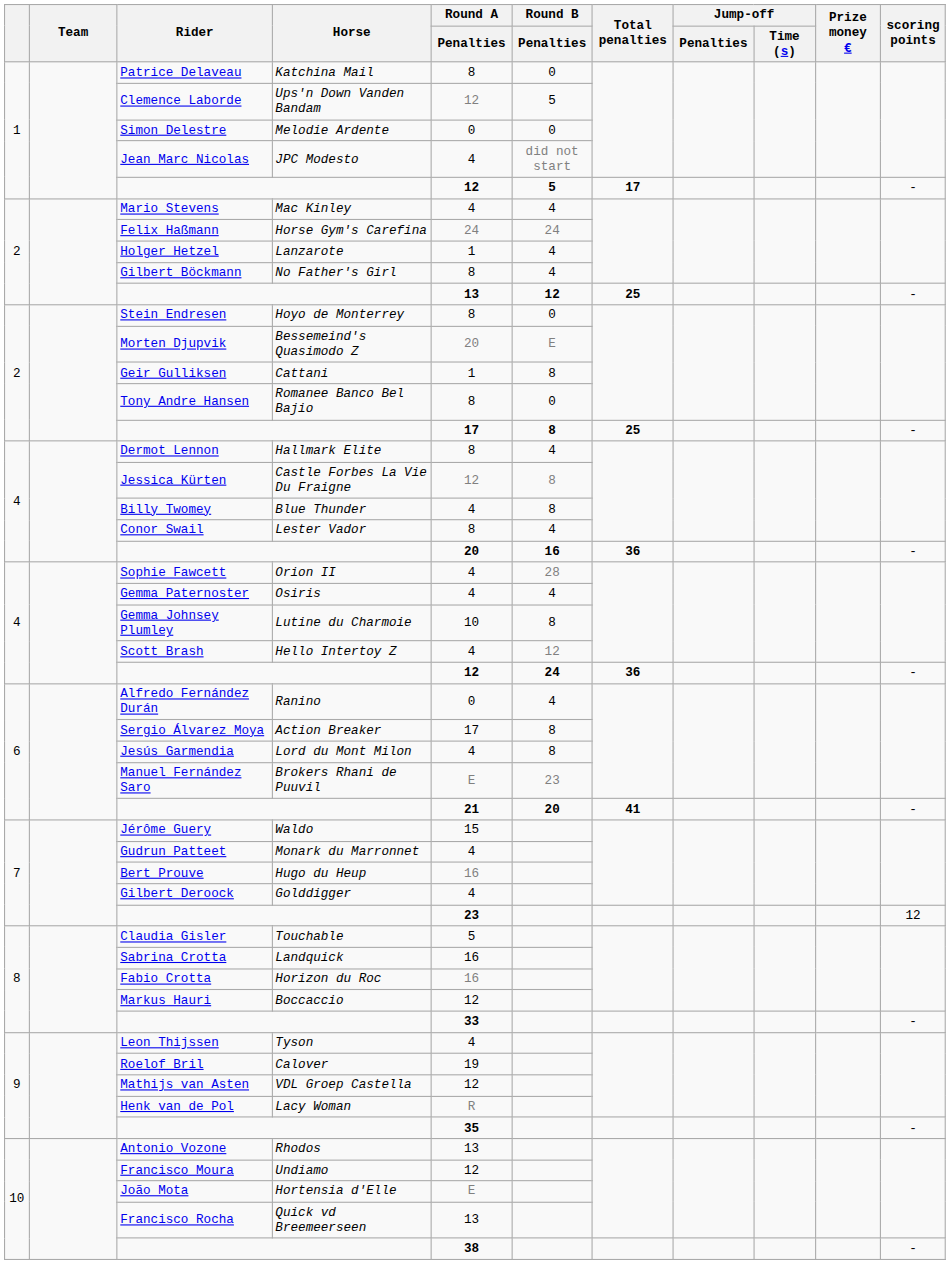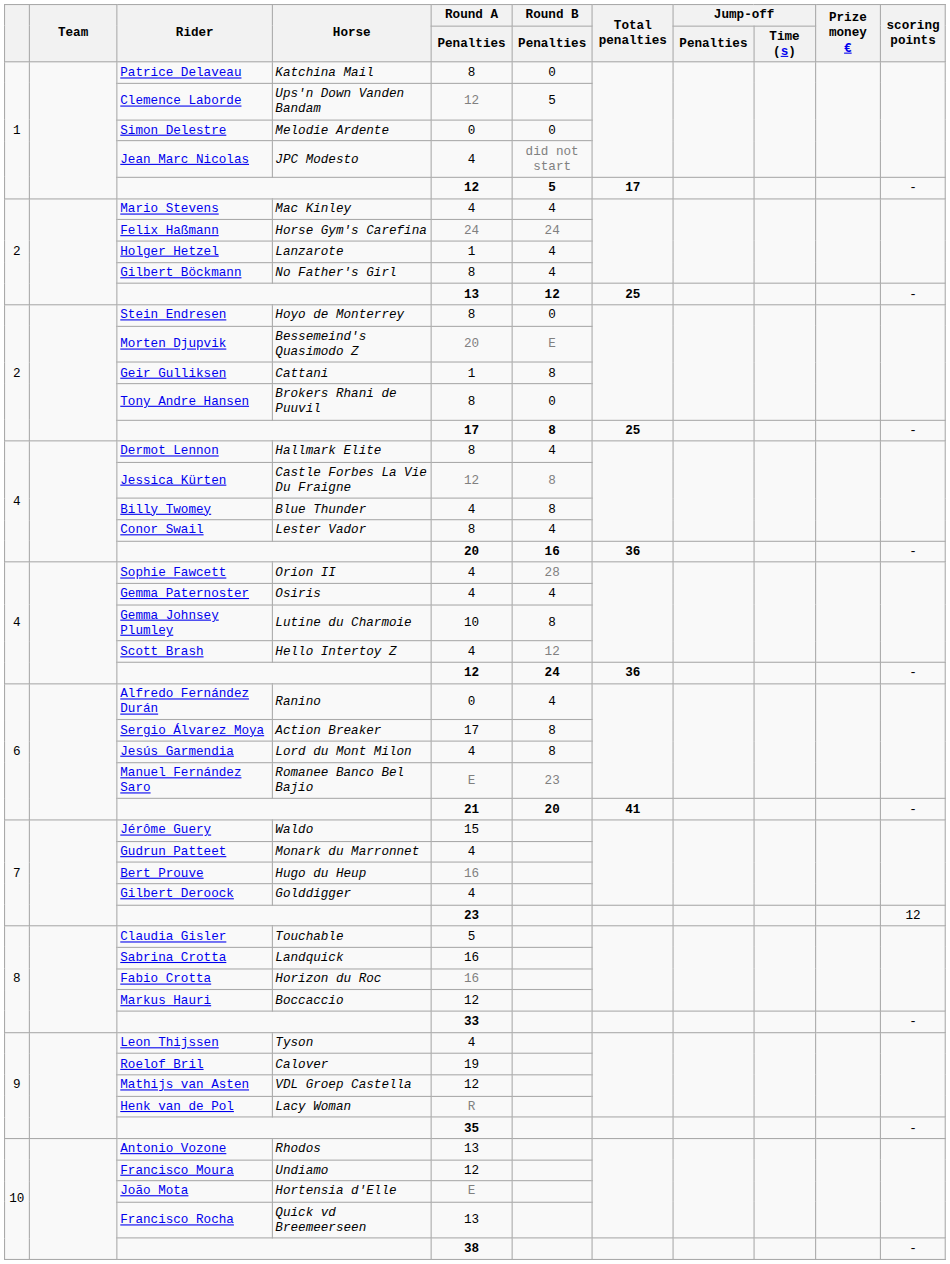(340, 401) Romanee Banco Bel Bajio -> (336, 401) Brokers Rhani de Puuvil
(336, 780) Brokers Rhani de Puuvil -> (340, 780) Romanee Banco Bel Bajio
